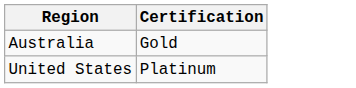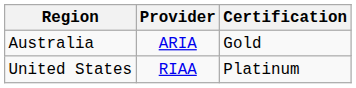+ column: (178, 18)
